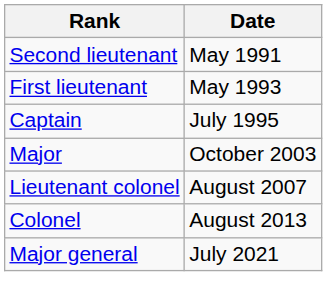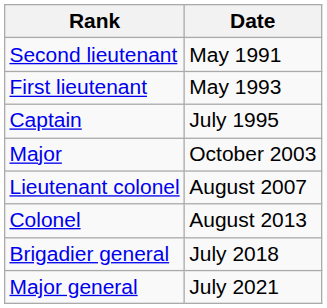+ row: (89, 253)
